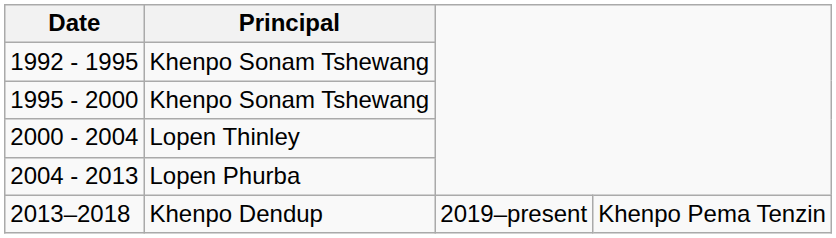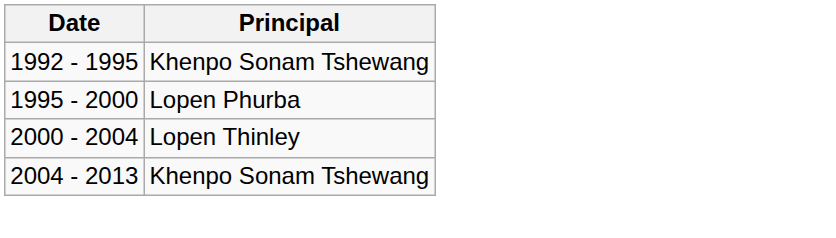(289, 99) Khenpo Sonam Tshewang -> (225, 99) Lopen Phurba
(225, 175) Lopen Phurba -> (289, 175) Khenpo Sonam Tshewang
- row: (70, 213)
